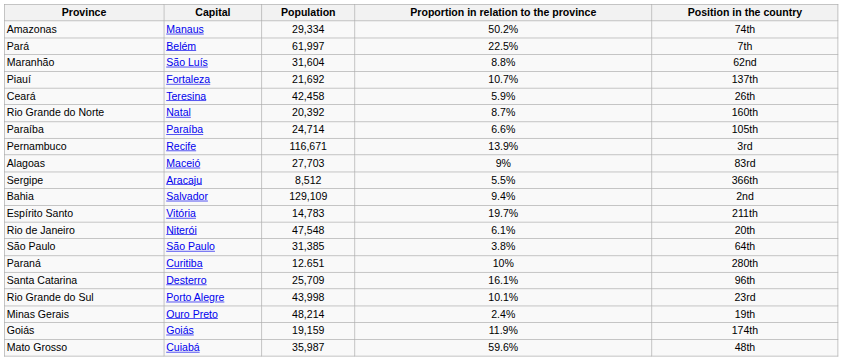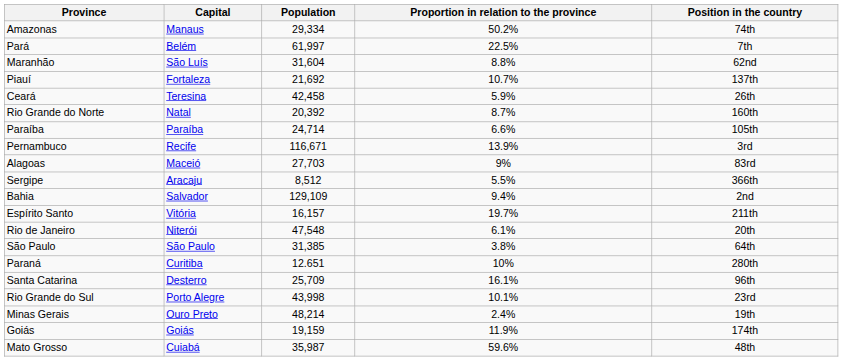(308, 213) 14,783 -> (308, 213) 16,157
